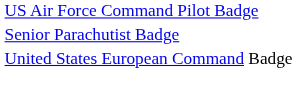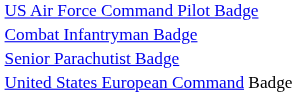+ row: (101, 34)
